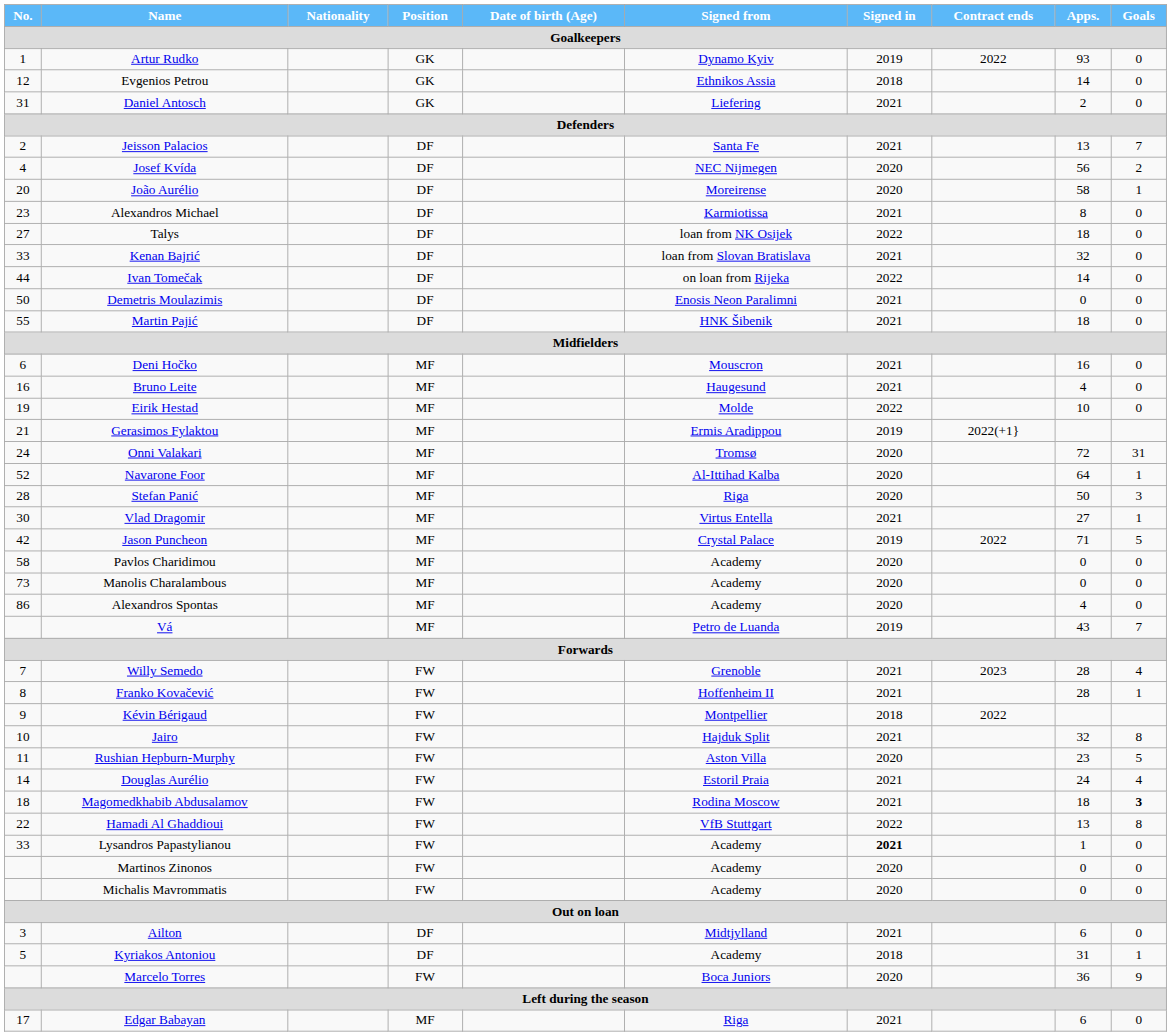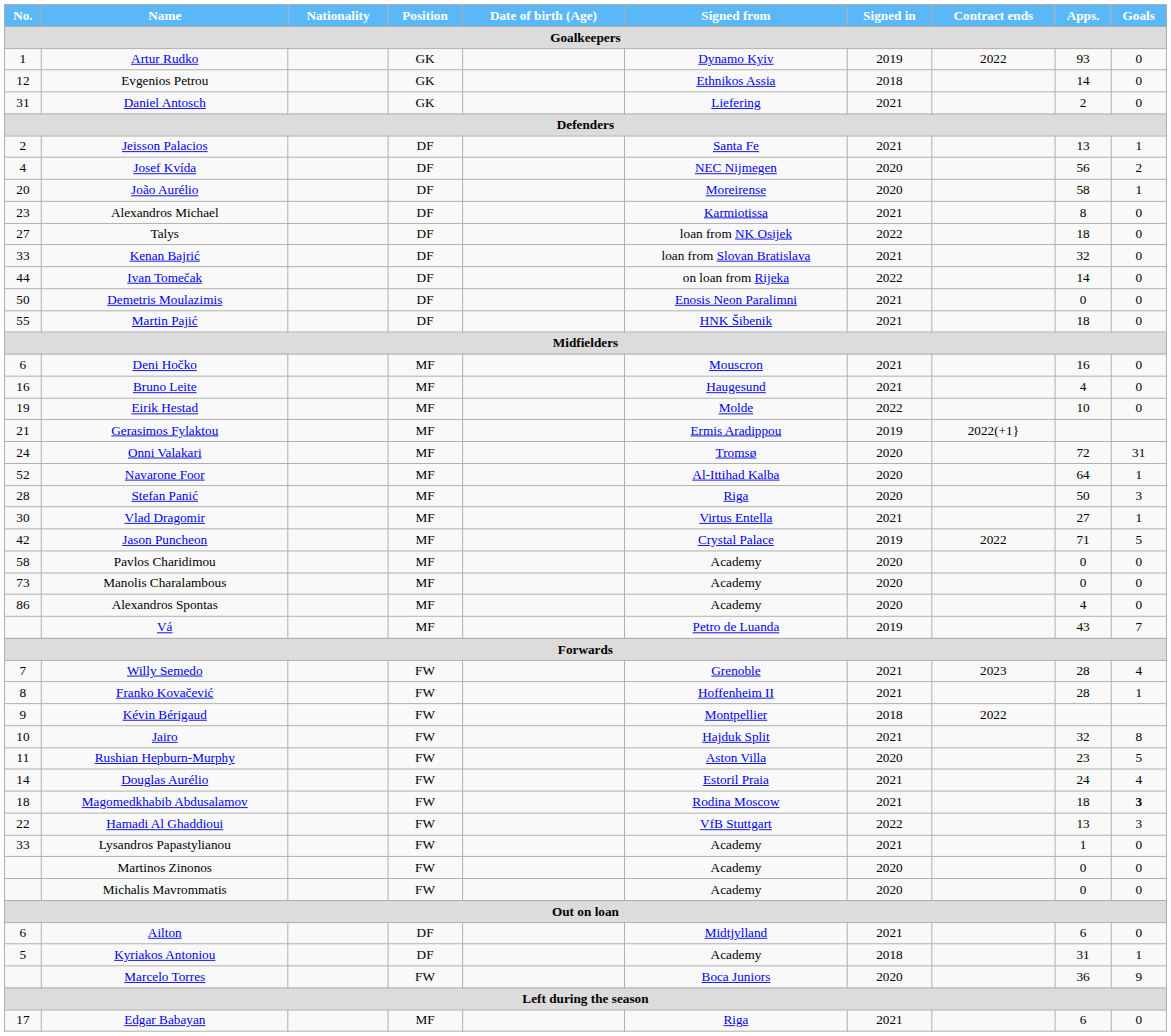(1139, 146) 7 -> (1139, 146) 1
(1139, 824) 8 -> (1139, 824) 3
(889, 846) bold -> (889, 846) normal
(23, 933) 3 -> (23, 933) 6
